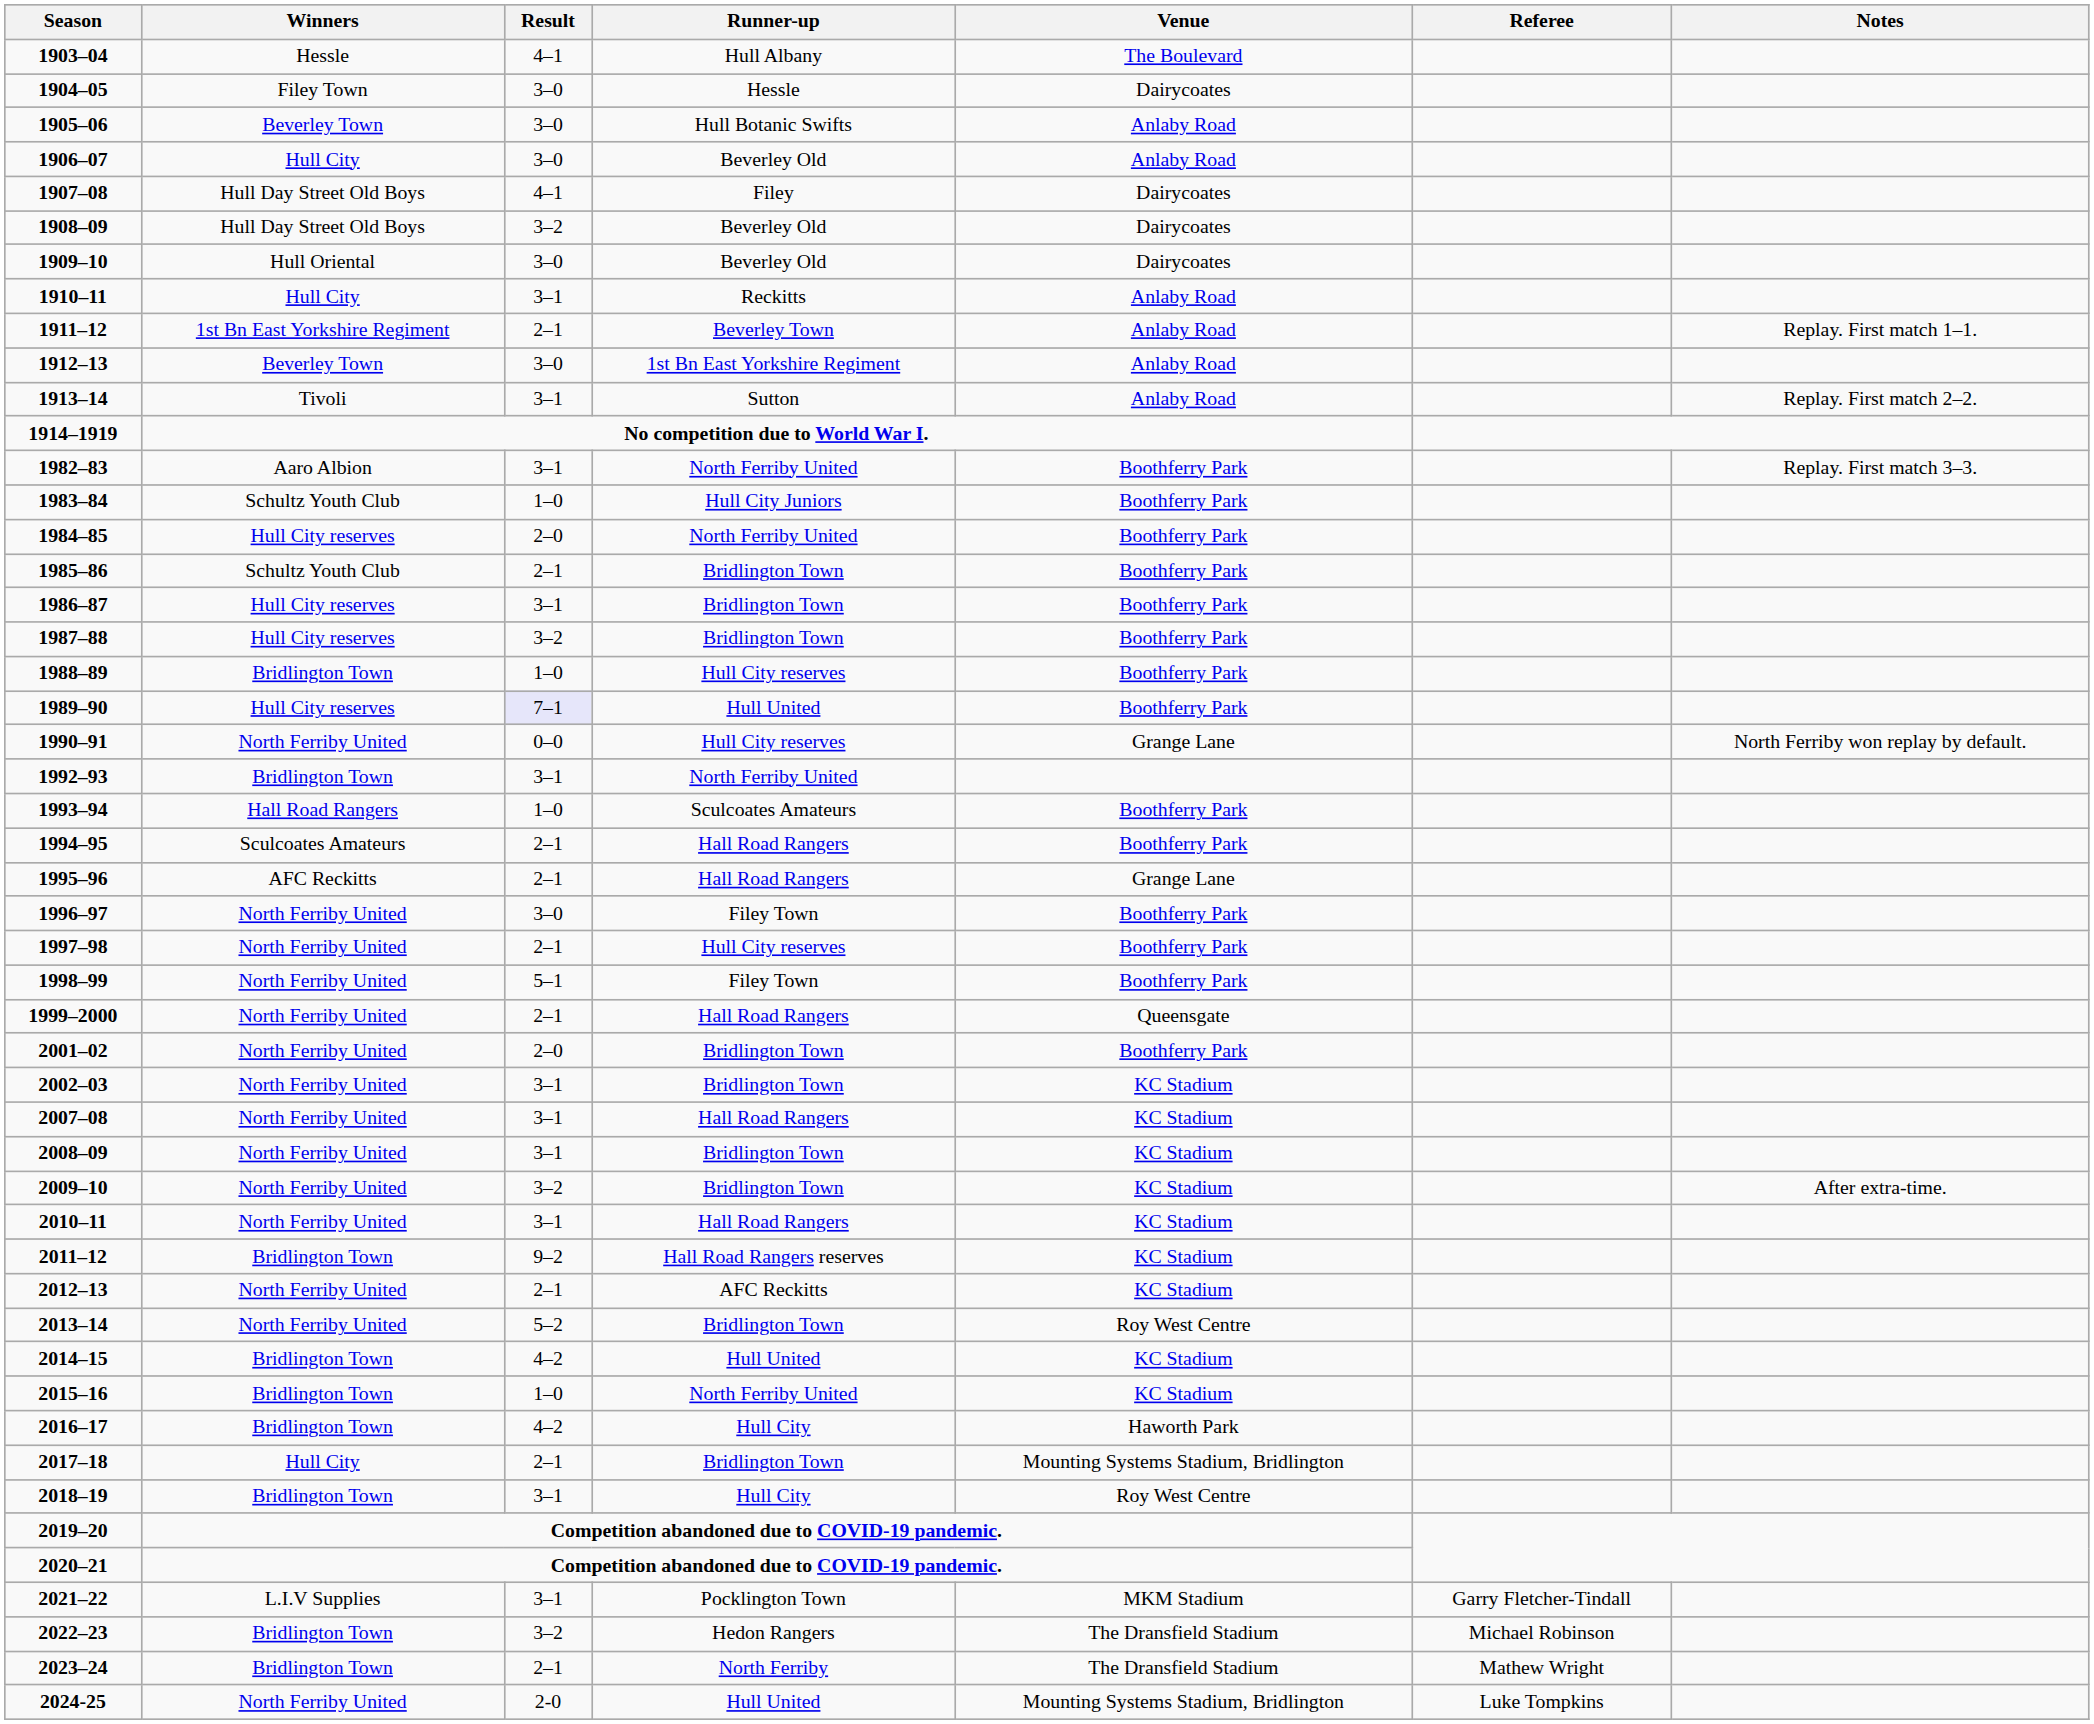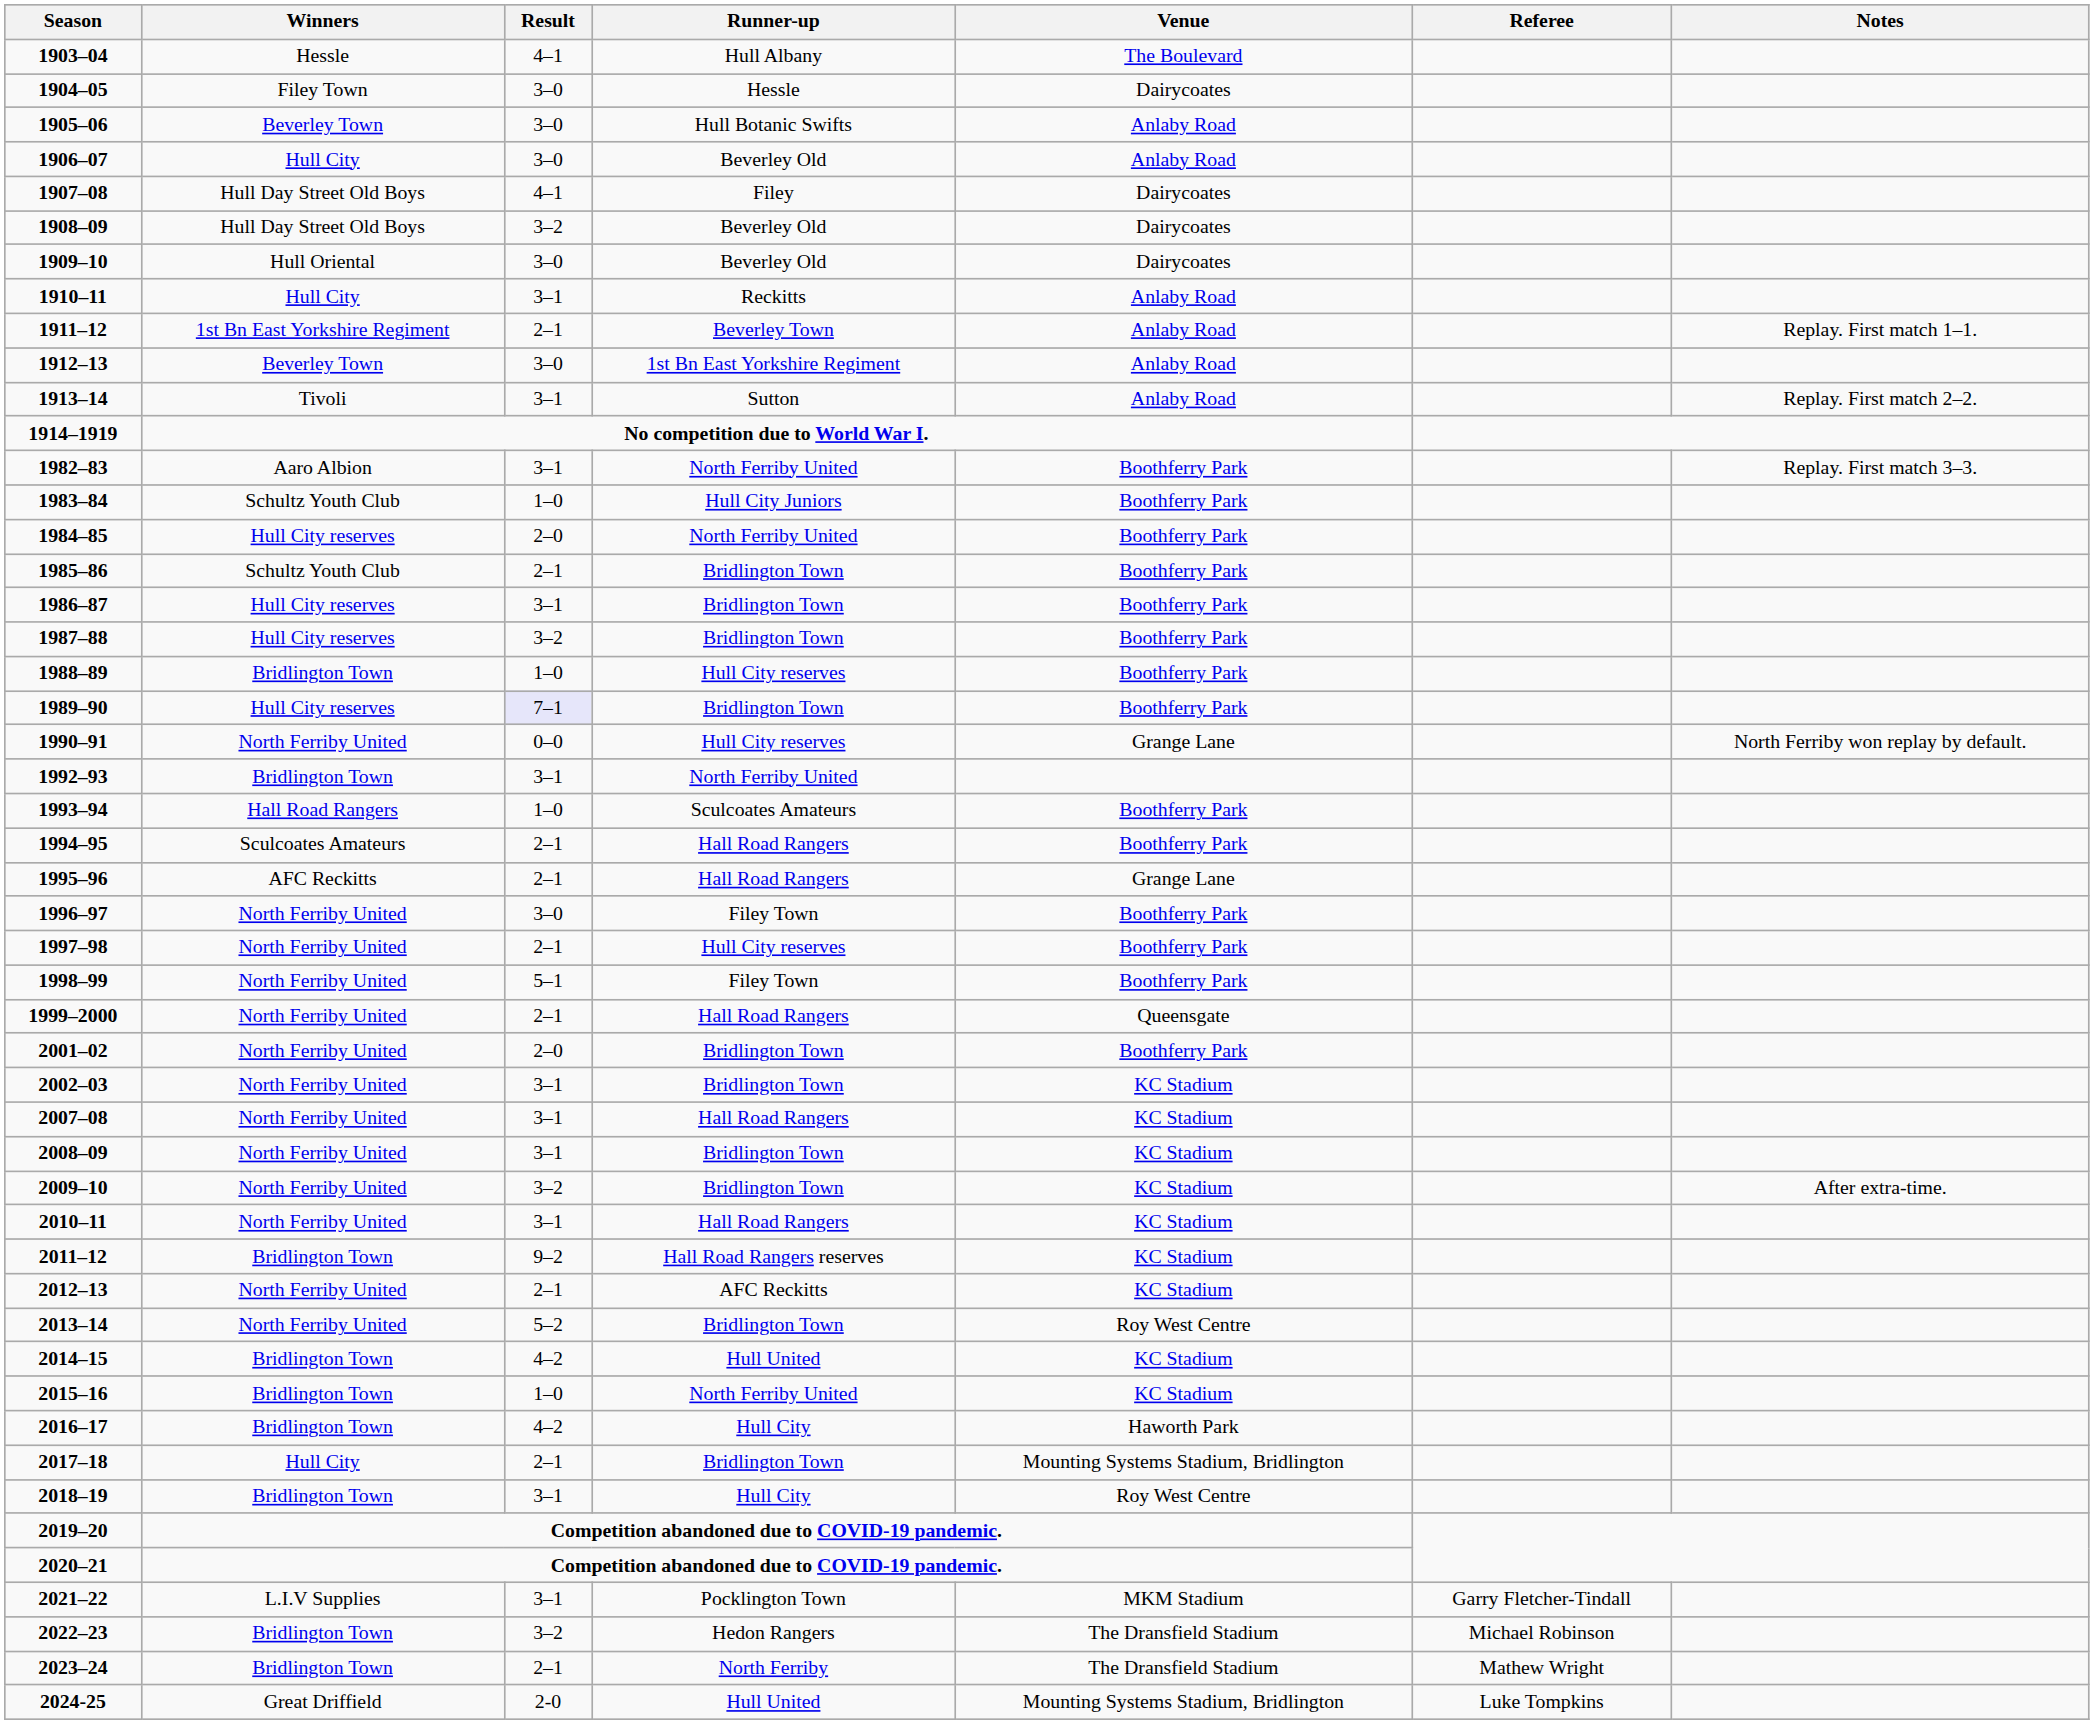(773, 707) Hull United -> (773, 707) Bridlington Town
(323, 1701) North Ferriby United -> (323, 1701) Great Driffield
